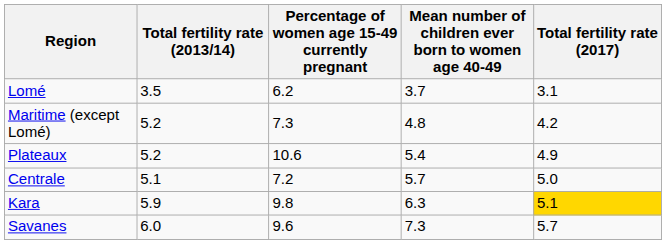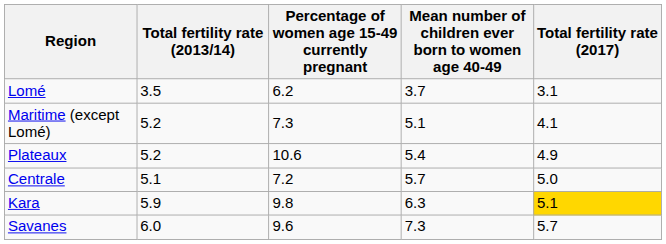(415, 123) 4.8 -> (415, 123) 5.1
(547, 123) 4.2 -> (547, 123) 4.1
